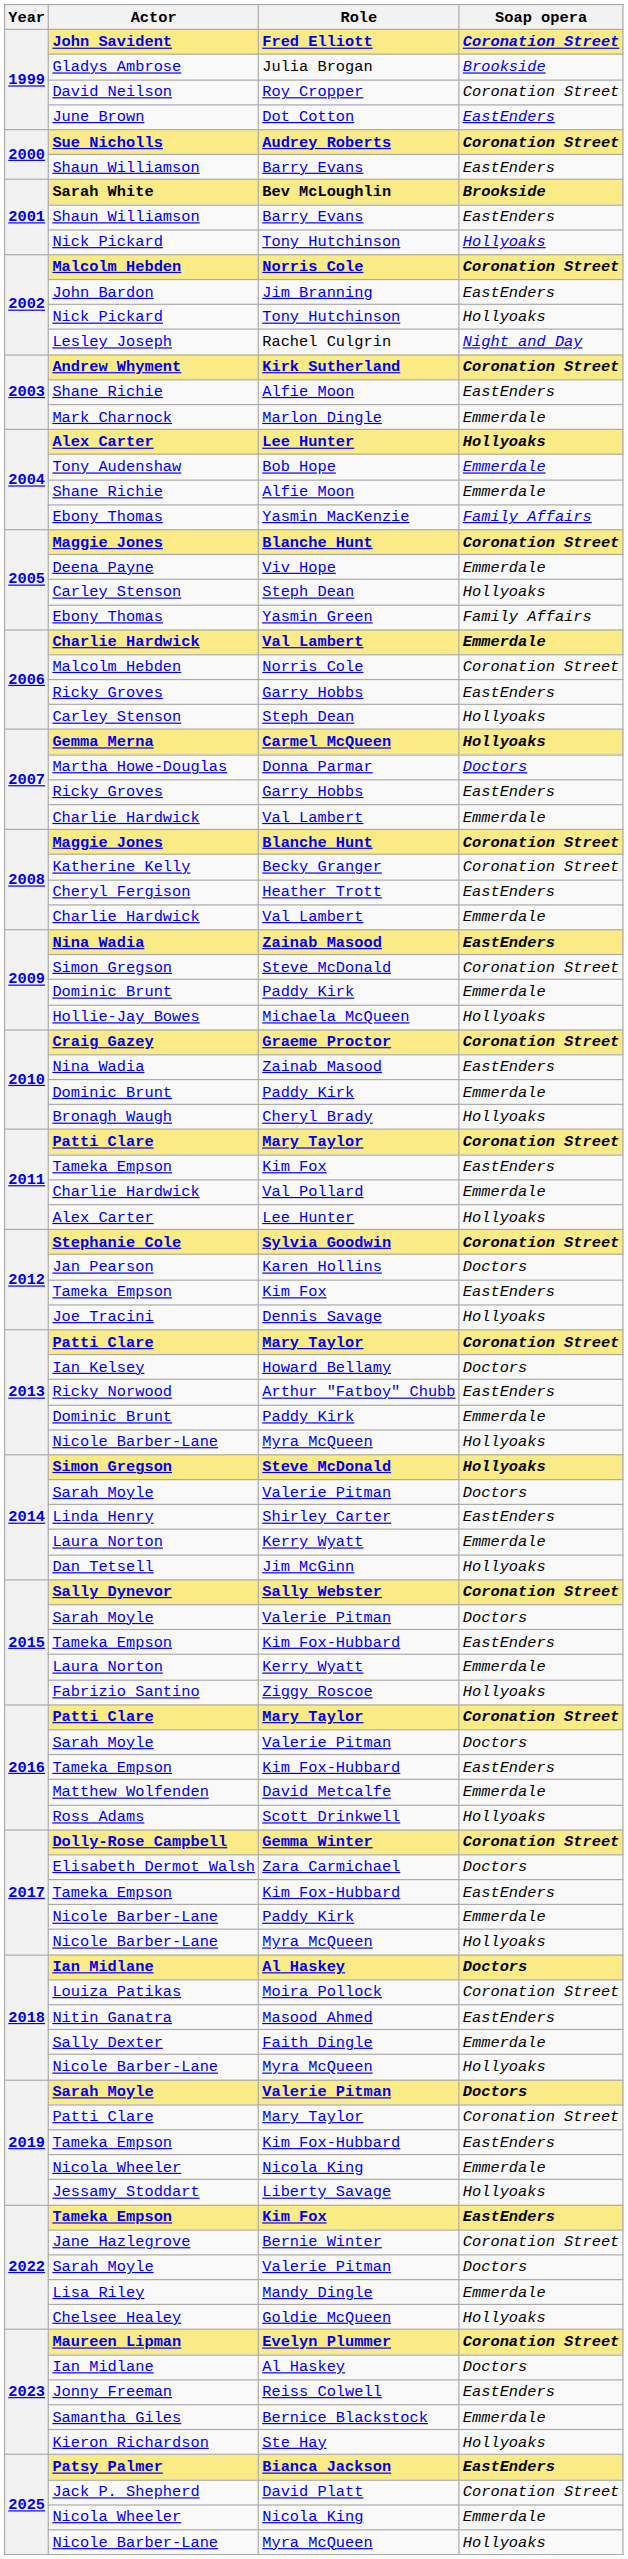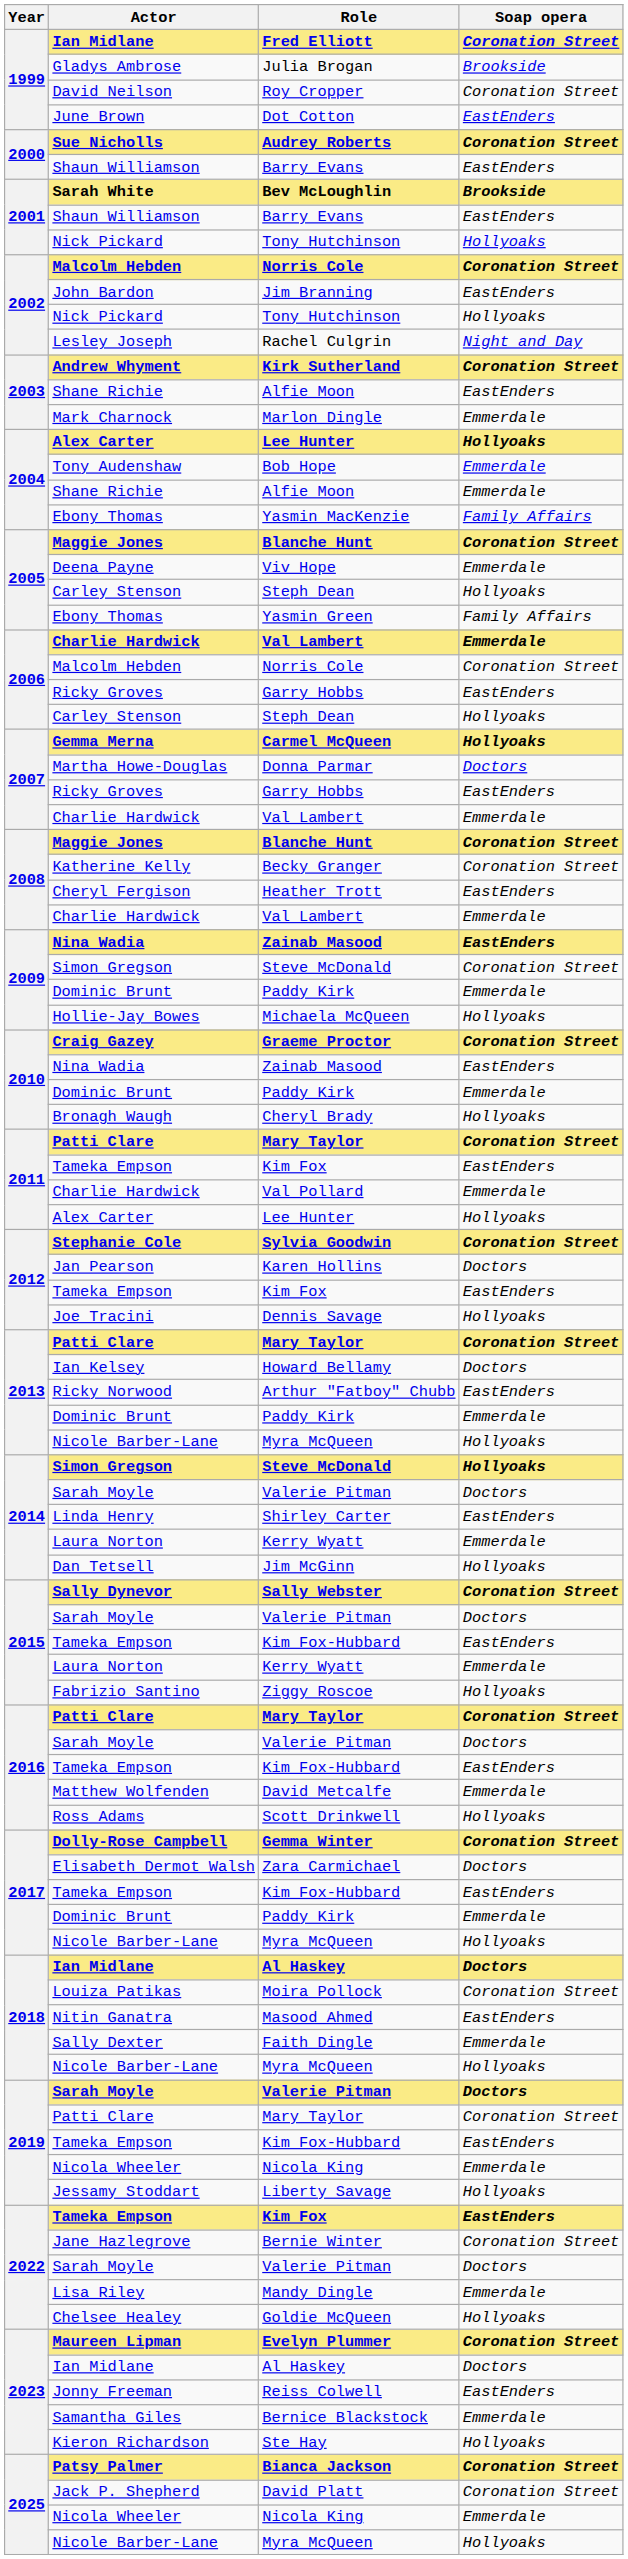(112, 42) John Savident -> (103, 42) Ian Midlane
(135, 1917) Nicole Barber-Lane -> (112, 1917) Dominic Brunt
(509, 2467) EastEnders -> (541, 2467) Coronation Street
